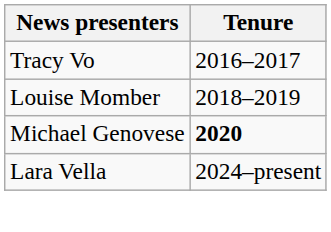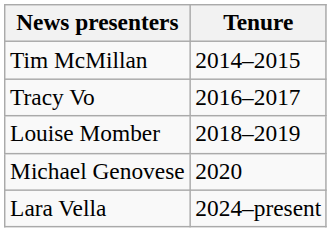+ row: (79, 60)
(219, 134) bold -> (219, 171) normal
